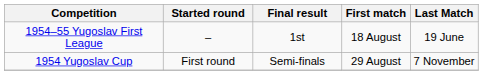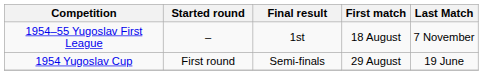(444, 37) 19 June -> (444, 37) 7 November
(444, 61) 7 November -> (444, 61) 19 June
